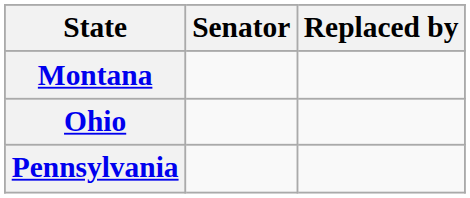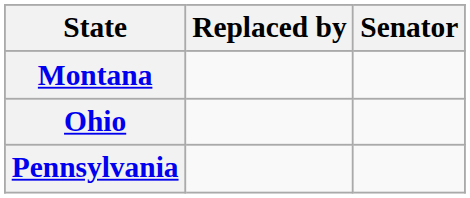columns swapped: (241, 27) <-> (381, 27)
